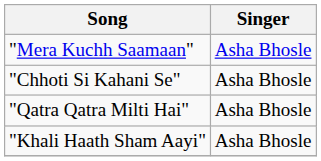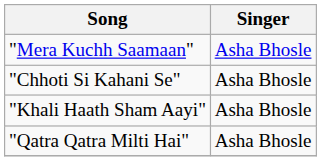rows swapped: (99, 110) <-> (107, 140)
